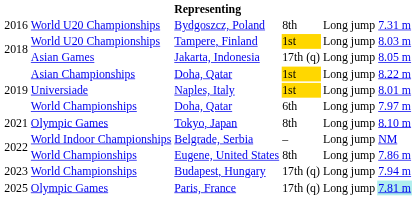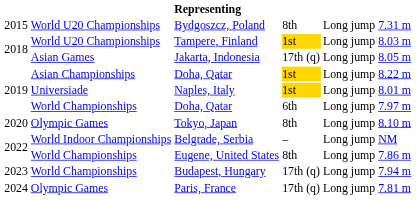(16, 25) 2016 -> (16, 25) 2015
(16, 122) 2021 -> (16, 122) 2020
(16, 188) 2025 -> (16, 188) 2024
(395, 188) paleturquoise background -> (395, 188) no background
